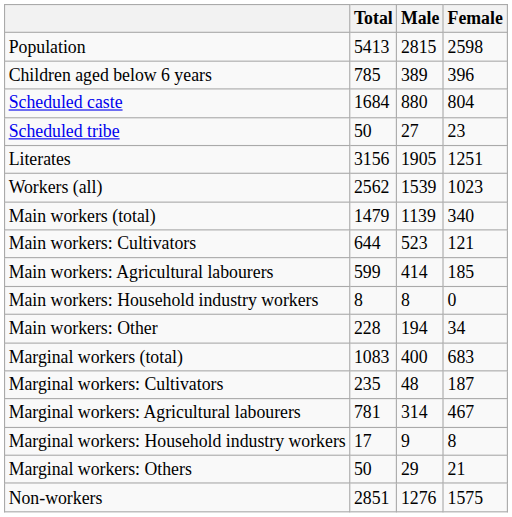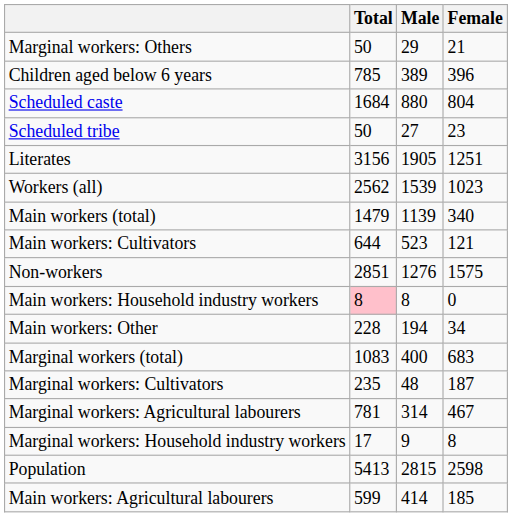rows swapped: (47, 46) <-> (100, 469)
rows swapped: (141, 272) <-> (56, 497)
(358, 300) no background -> (358, 300) pink background
